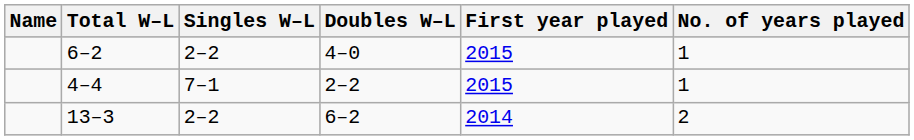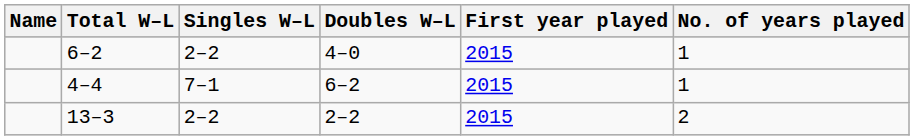(342, 86) 2–2 -> (342, 86) 6–2
(342, 118) 6–2 -> (342, 118) 2–2
(489, 118) 2014 -> (489, 118) 2015
